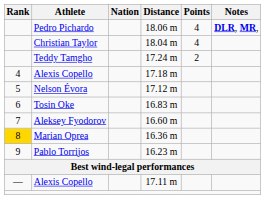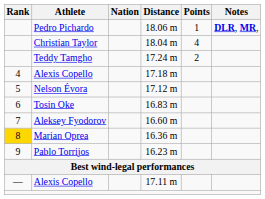(197, 27) 4 -> (197, 27) 1
